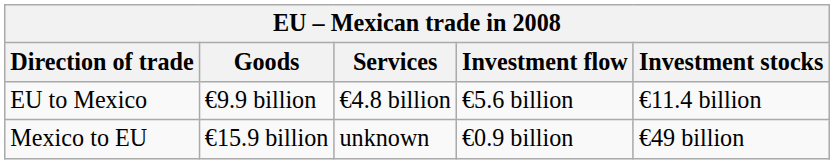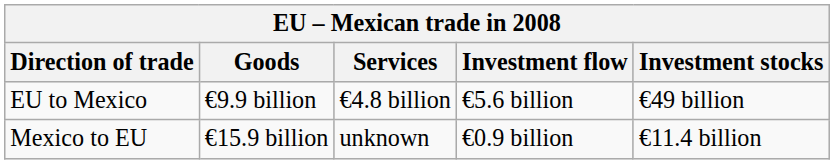(700, 100) €11.4 billion -> (692, 100) €49 billion
(692, 138) €49 billion -> (700, 138) €11.4 billion
